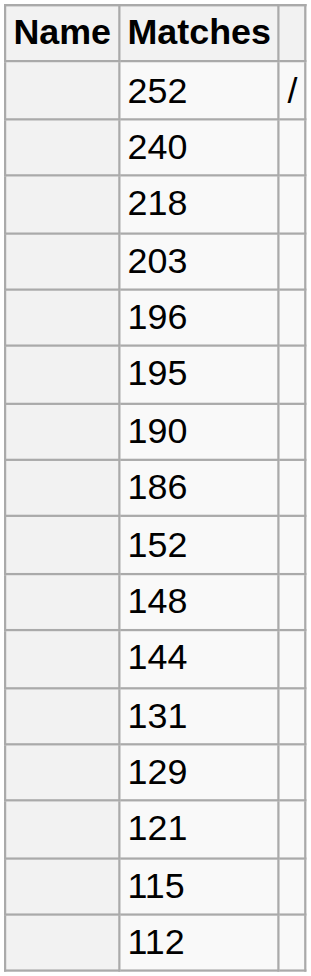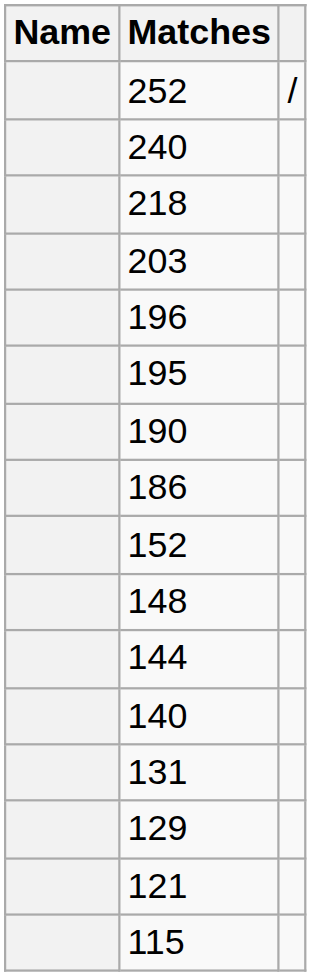+ row: (157, 714)
- row: (156, 942)
